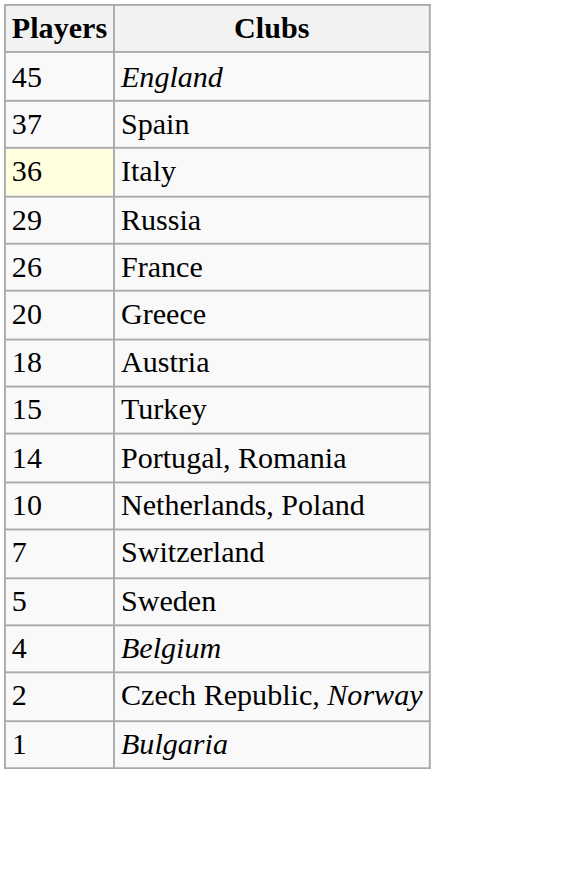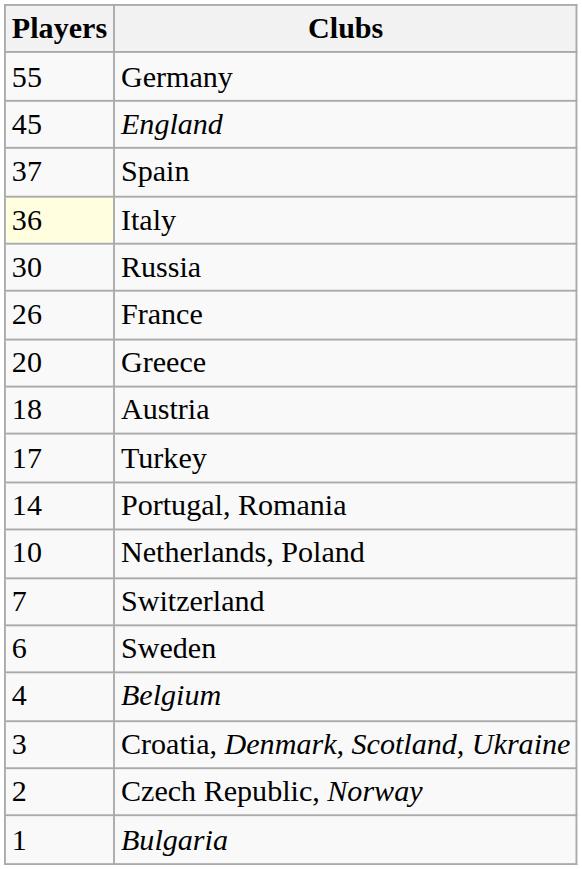+ row: (177, 76)
(27, 219) 29 -> (27, 266) 30
(27, 409) 15 -> (27, 457) 17
(19, 600) 5 -> (19, 648) 6
+ row: (346, 743)
